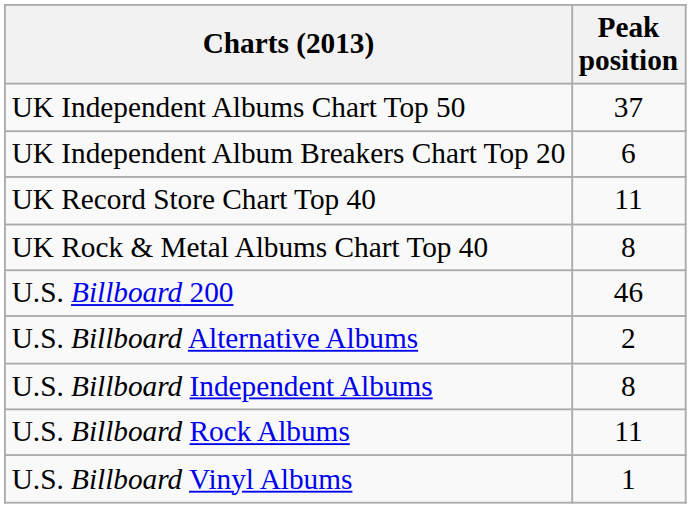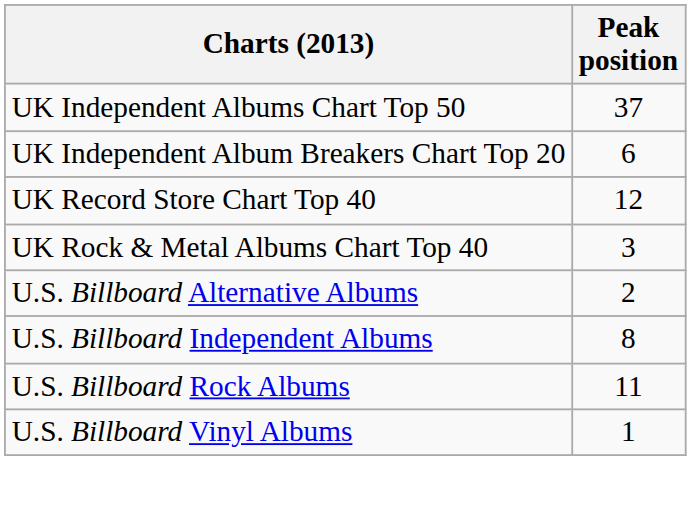(628, 199) 11 -> (628, 199) 12
(628, 246) 8 -> (628, 246) 3
- row: (123, 292)
